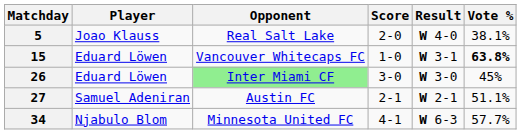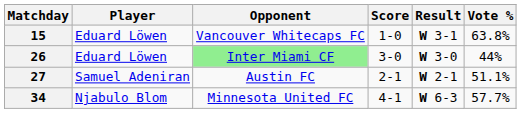- row: (38, 36)
(490, 56) bold -> (490, 36) normal
(490, 77) 45% -> (490, 56) 44%
